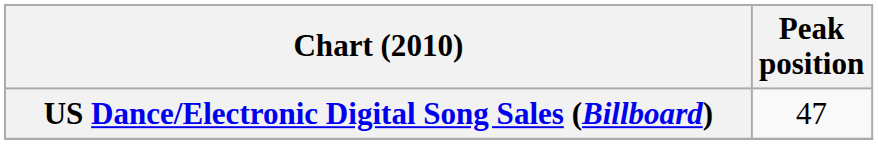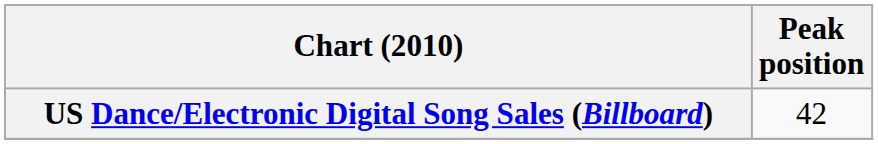(812, 113) 47 -> (812, 113) 42
